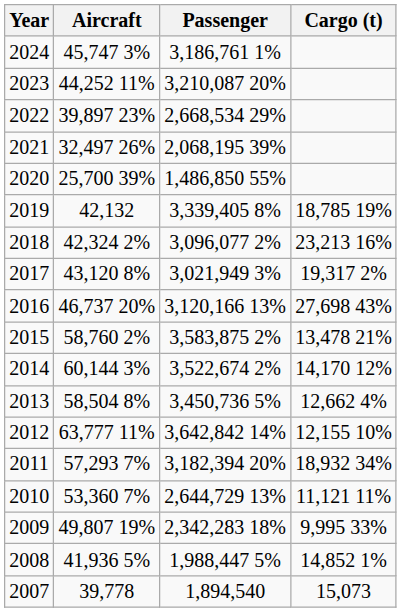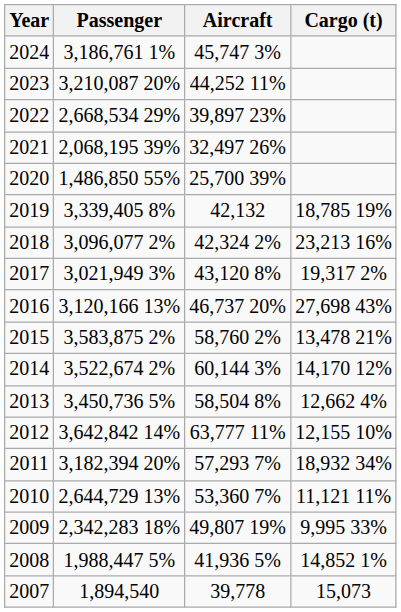columns swapped: (225, 20) <-> (107, 20)
